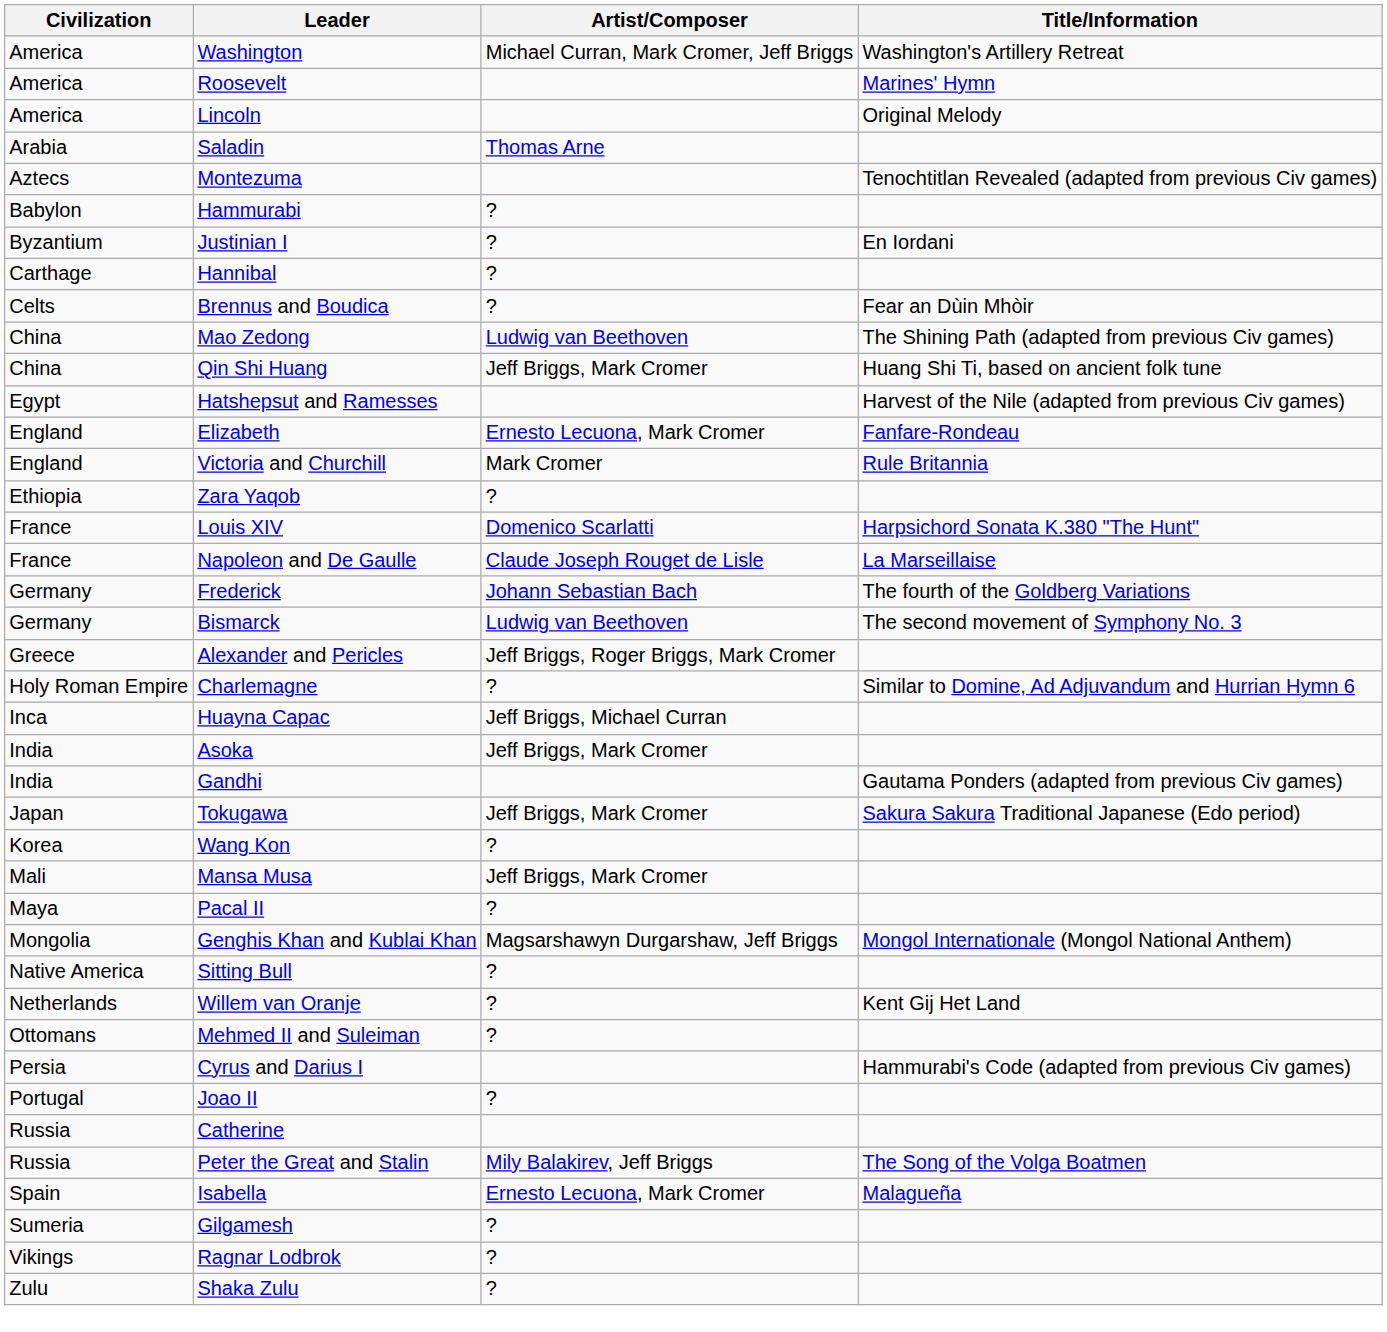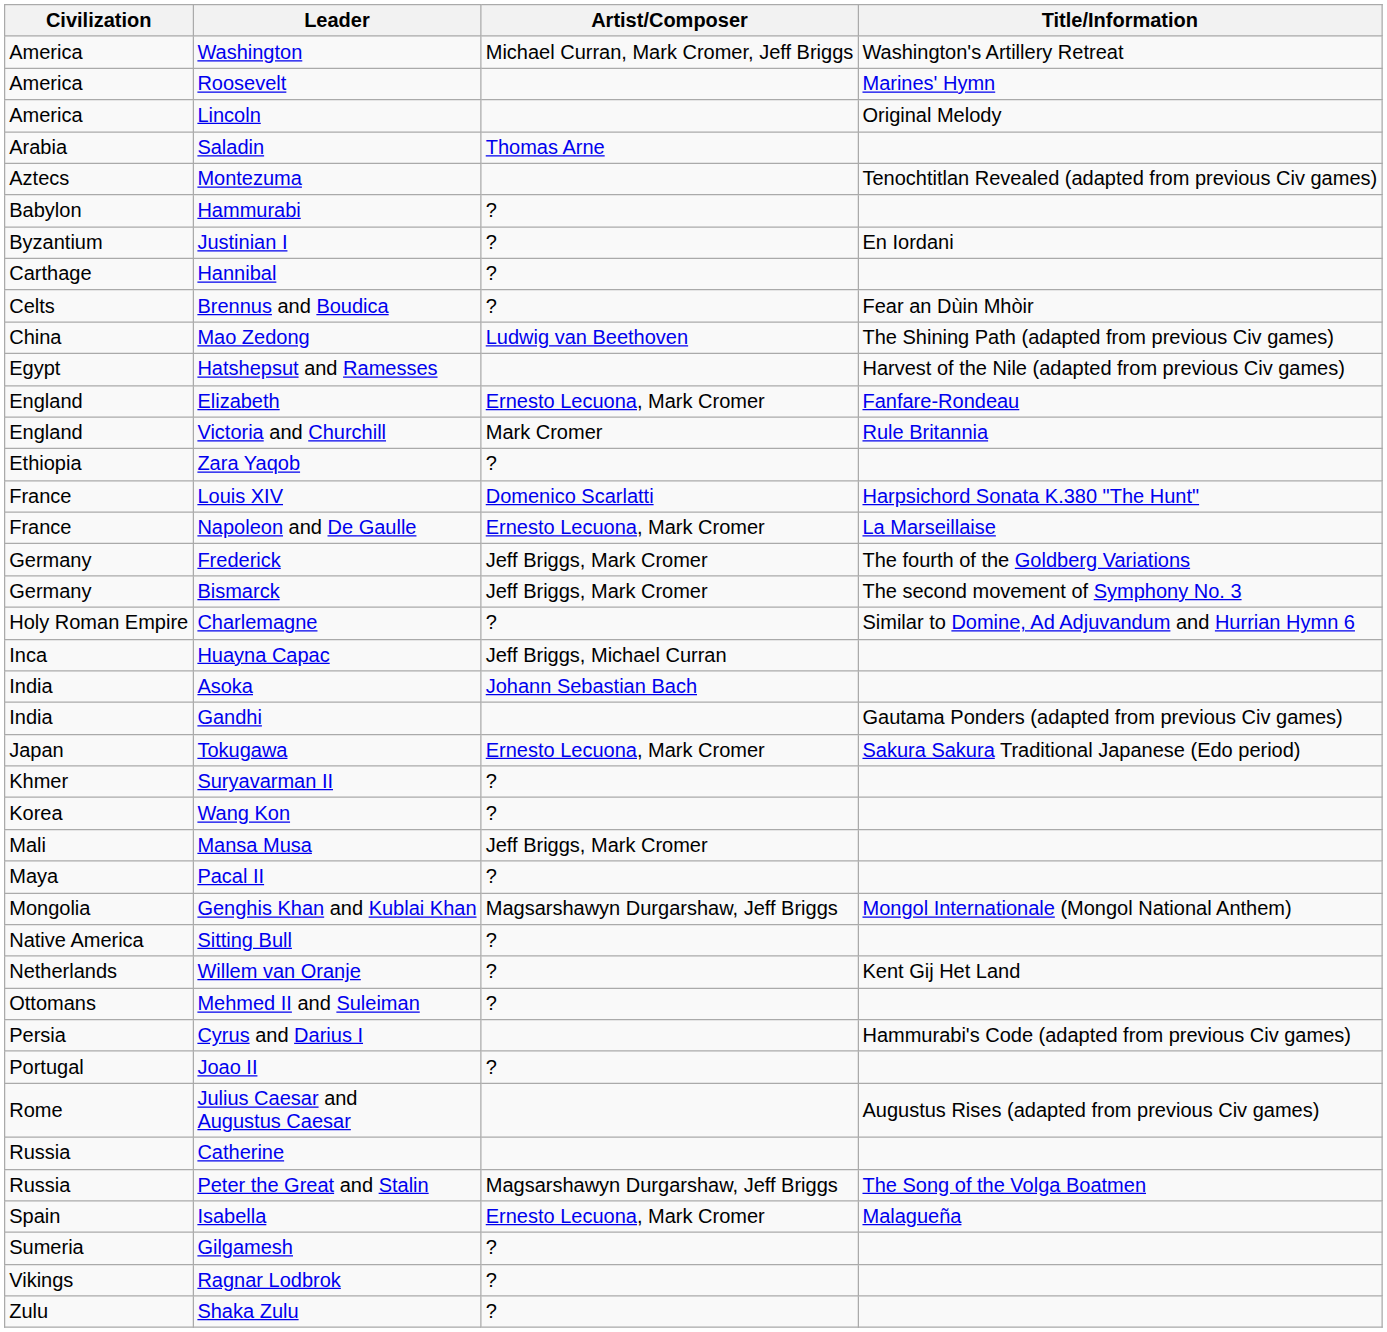- row: (262, 369)
(625, 559) Claude Joseph Rouget de Lisle -> (625, 527) Ernesto Lecuona, Mark Cromer
(591, 591) Johann Sebastian Bach -> (597, 559) Jeff Briggs, Mark Cromer
(587, 623) Ludwig van Beethoven -> (597, 591) Jeff Briggs, Mark Cromer
- row: (300, 654)
(597, 749) Jeff Briggs, Mark Cromer -> (591, 686) Johann Sebastian Bach
(597, 813) Jeff Briggs, Mark Cromer -> (625, 749) Ernesto Lecuona, Mark Cromer
+ row: (265, 781)
+ row: (277, 1110)
(599, 1162) Mily Balakirev, Jeff Briggs -> (662, 1184) Magsarshawyn Durgarshaw, Jeff Briggs
